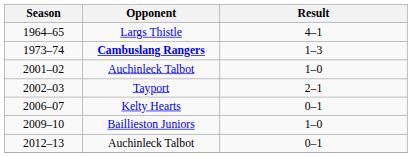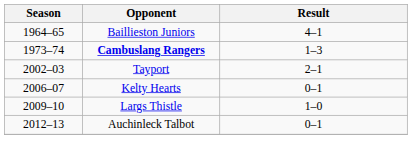(151, 32) Largs Thistle -> (151, 32) Baillieston Juniors
- row: (44, 69)
(151, 124) Baillieston Juniors -> (151, 106) Largs Thistle
